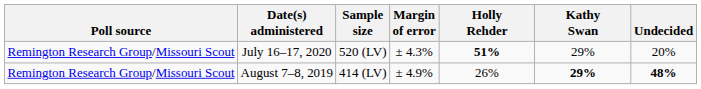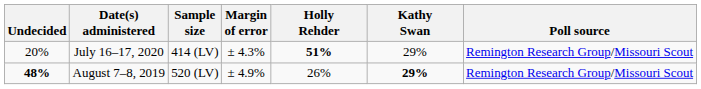columns swapped: (121, 30) <-> (664, 30)
(363, 52) 520 (LV) -> (195, 52) 414 (LV)
(363, 73) 414 (LV) -> (195, 73) 520 (LV)
